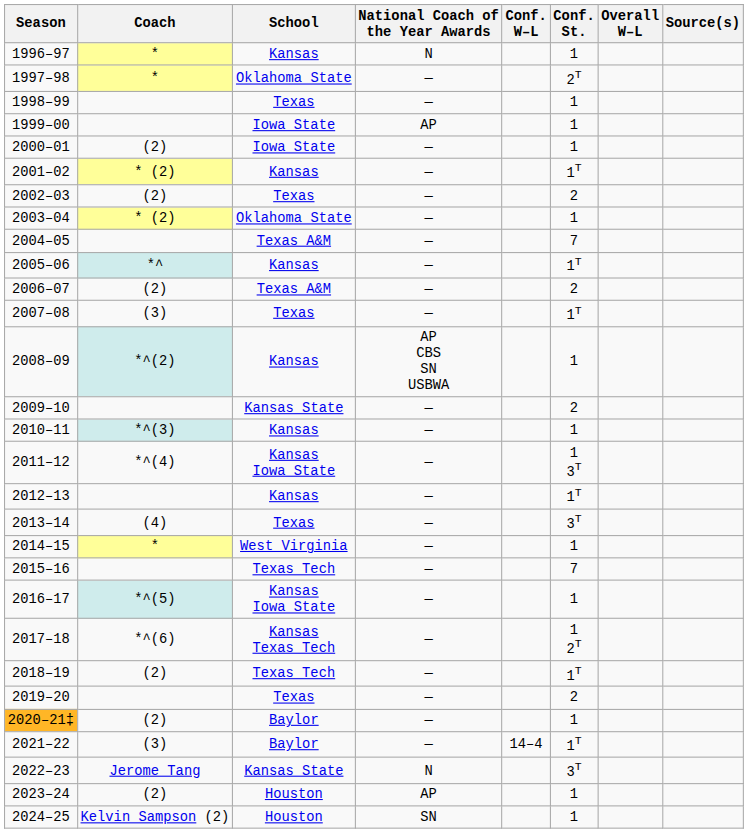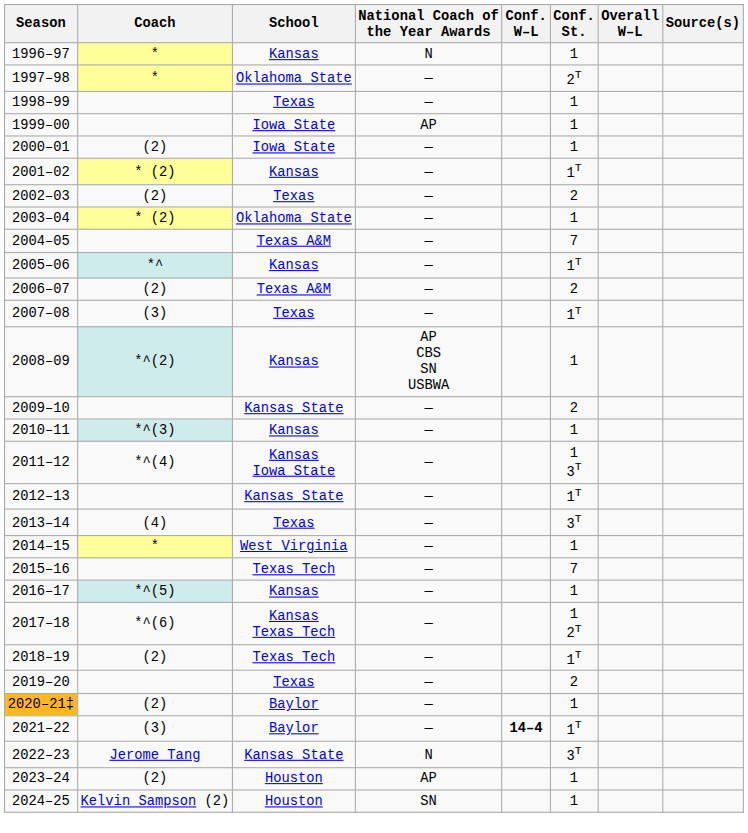(294, 496) Kansas -> (294, 496) Kansas State
(294, 600) Kansas Iowa State -> (294, 592) Kansas
(526, 744) normal -> (526, 729) bold
